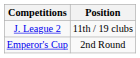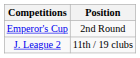rows swapped: (37, 28) <-> (37, 45)
